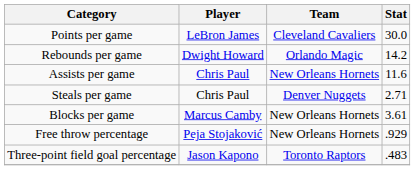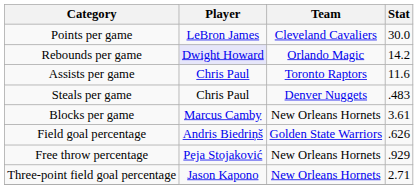(223, 54) no background -> (223, 54) lavender background
(324, 74) New Orleans Hornets -> (326, 74) Toronto Raptors
(396, 94) 2.71 -> (399, 94) .483
+ row: (92, 134)
(324, 154) Toronto Raptors -> (326, 174) New Orleans Hornets
(396, 154) .483 -> (399, 174) 2.71
